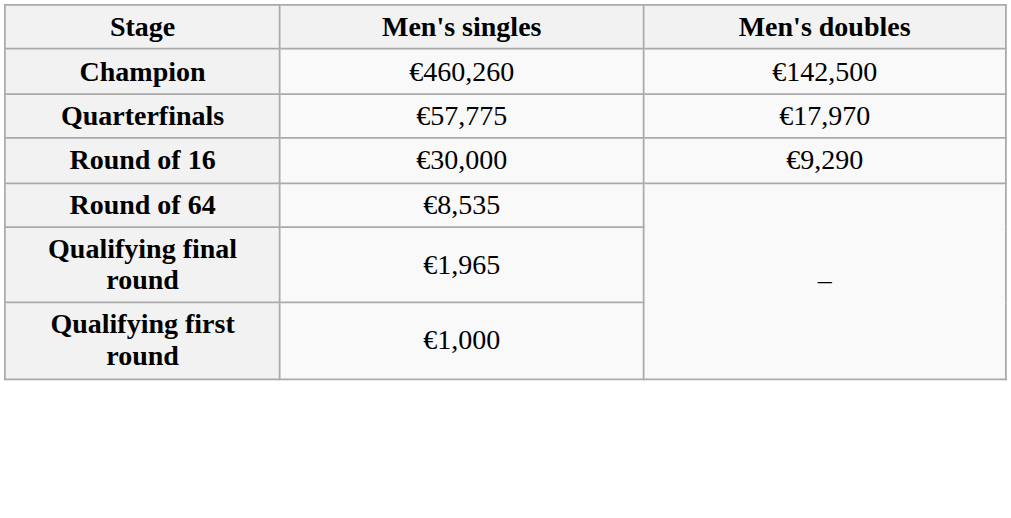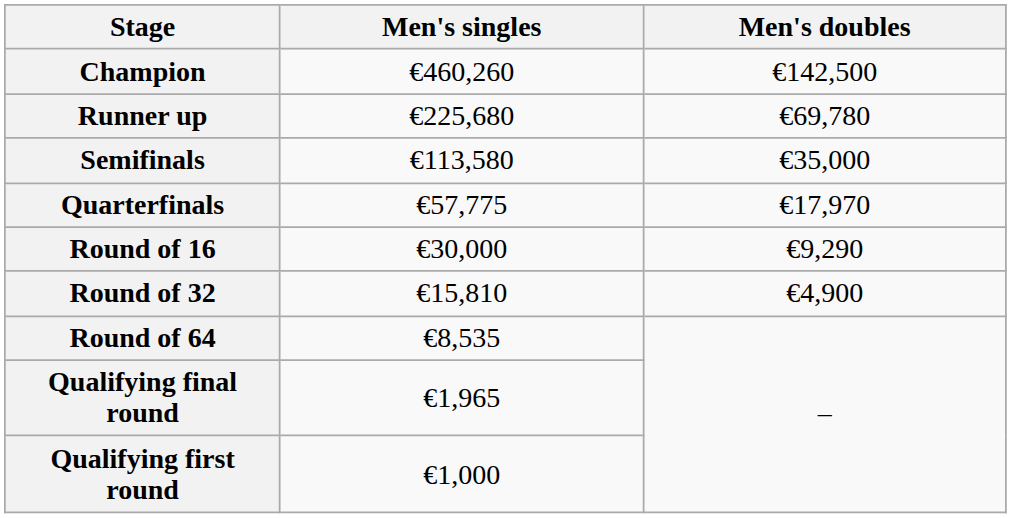+ row: (143, 115)
+ row: (143, 159)
+ row: (143, 293)
